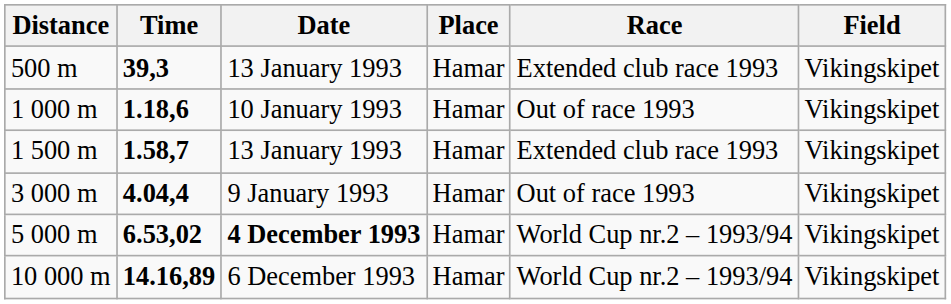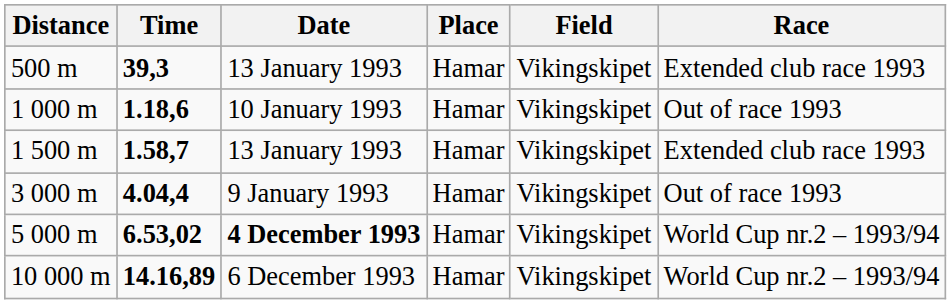columns swapped: (872, 25) <-> (654, 25)
